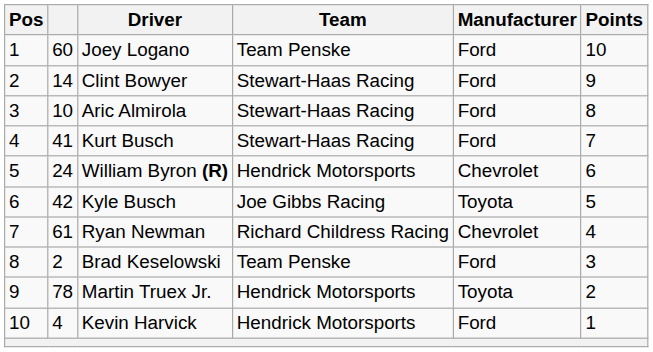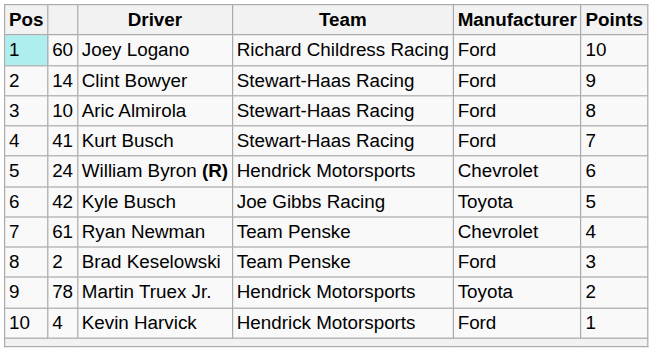(14, 49) no background -> (14, 49) paleturquoise background
(294, 49) Team Penske -> (343, 49) Richard Childress Racing
(343, 231) Richard Childress Racing -> (294, 231) Team Penske
